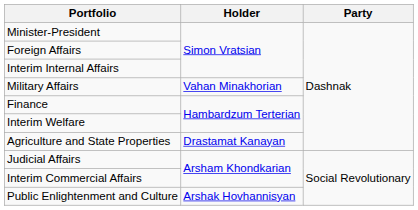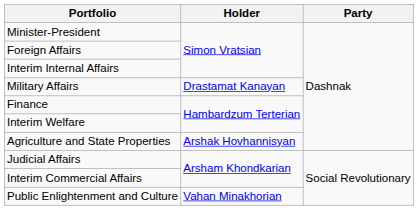(233, 86) Vahan Minakhorian -> (234, 86) Drastamat Kanayan
(234, 141) Drastamat Kanayan -> (239, 141) Arshak Hovhannisyan
(239, 196) Arshak Hovhannisyan -> (233, 196) Vahan Minakhorian
